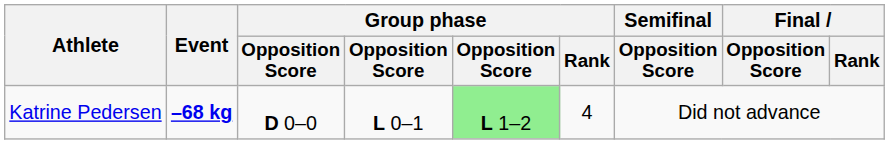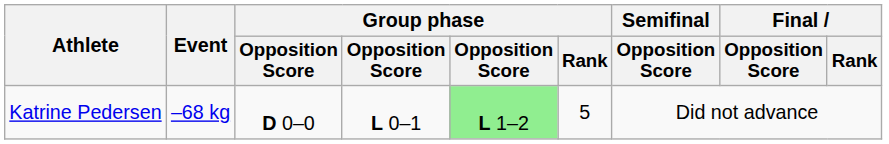(202, 113) bold -> (201, 113) normal
(587, 113) 4 -> (585, 113) 5
